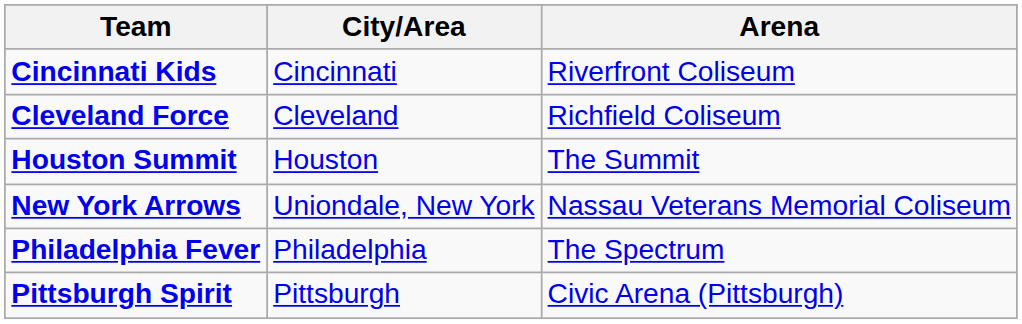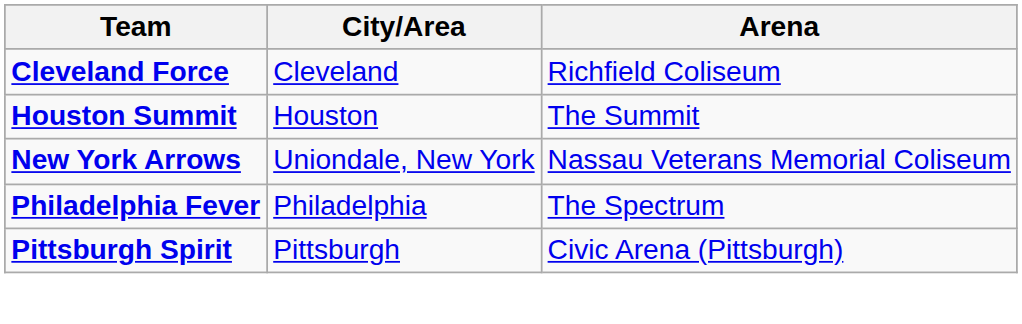- row: (114, 71)
